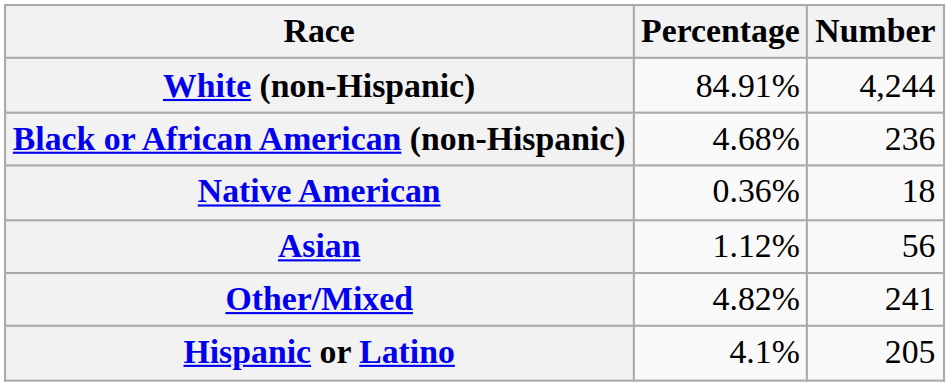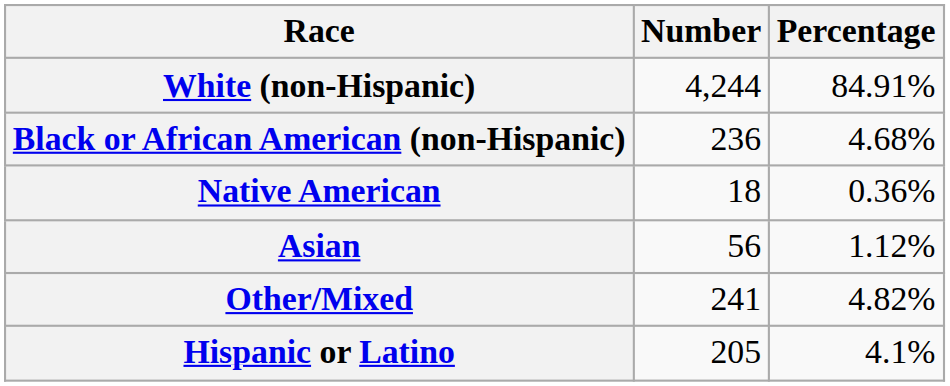columns swapped: (875, 31) <-> (720, 31)
